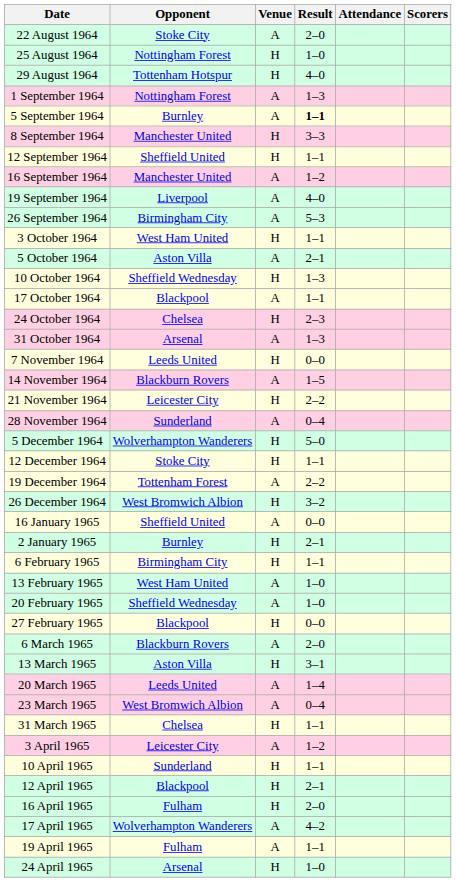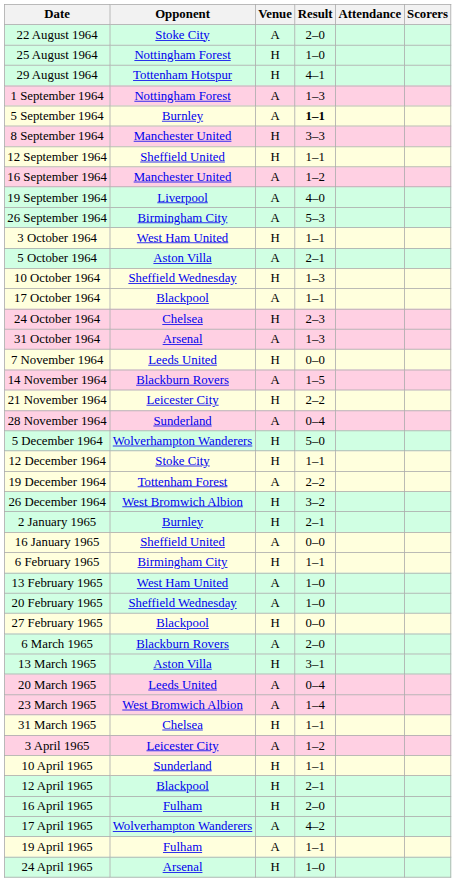(315, 75) 4–0 -> (315, 75) 4–1
rows swapped: (57, 542) <-> (57, 522)
(315, 684) 1–4 -> (315, 684) 0–4
(315, 704) 0–4 -> (315, 704) 1–4
